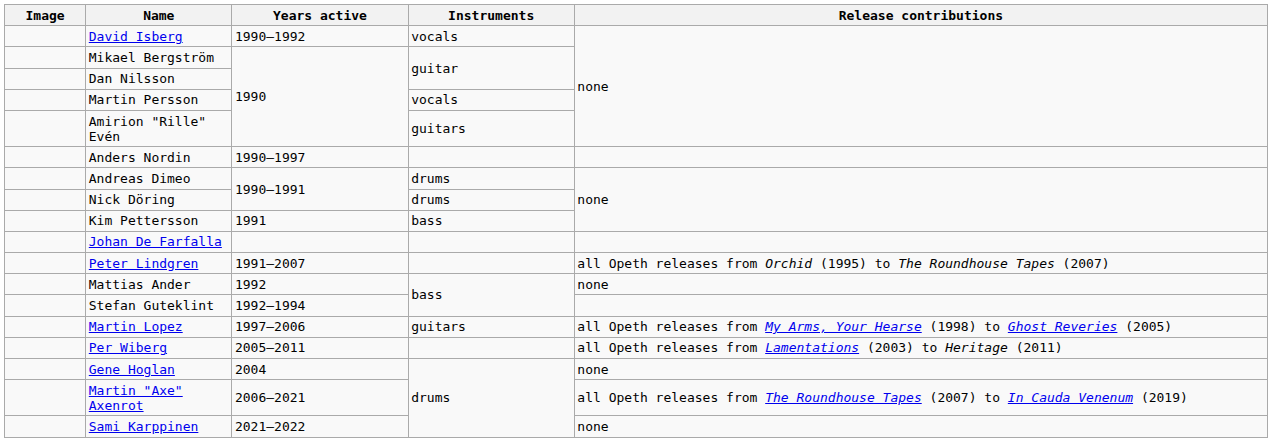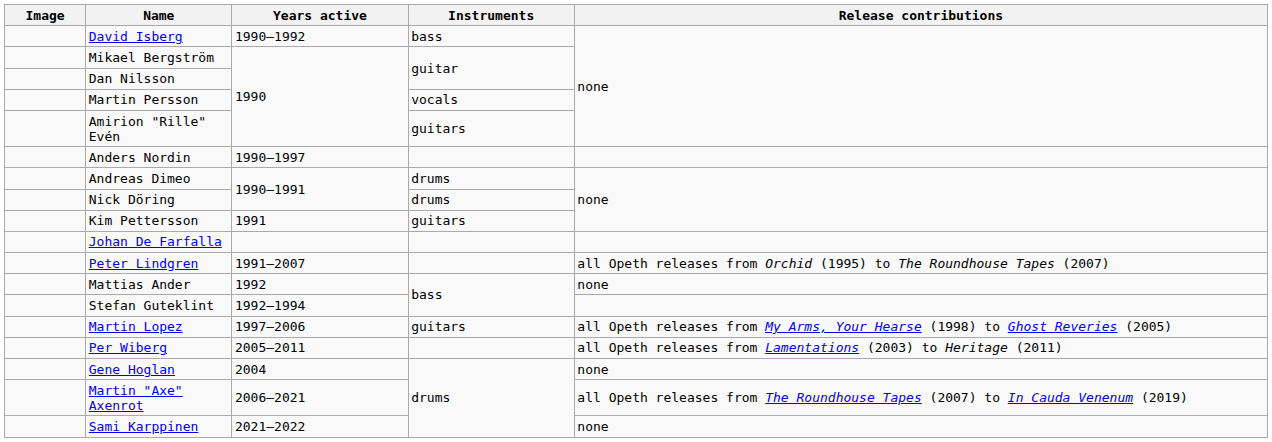(435, 36) vocals -> (427, 36) bass
(427, 221) bass -> (439, 221) guitars
